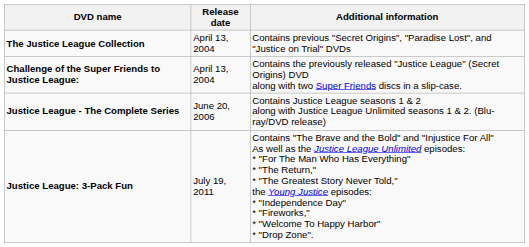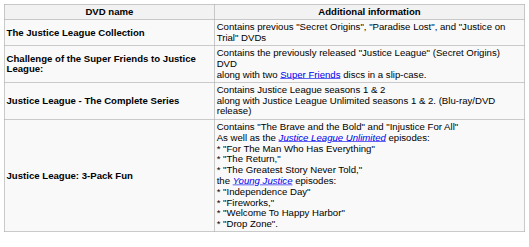- column: (220, 17)
